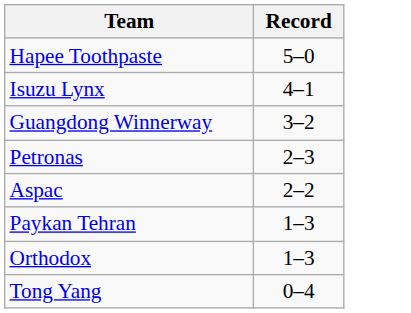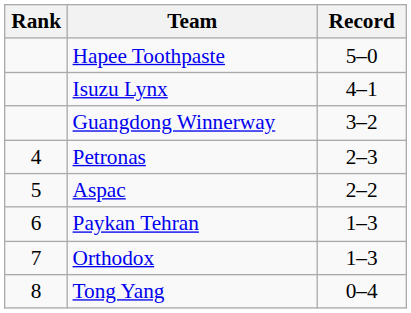+ column: (36, 21)
